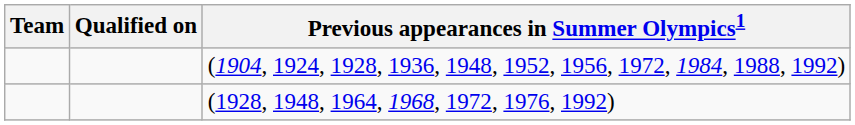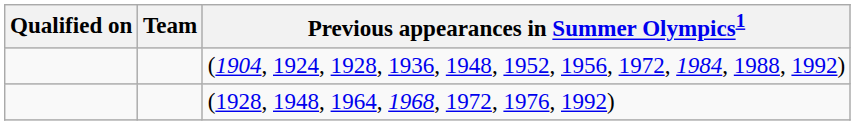columns swapped: (37, 25) <-> (136, 25)
